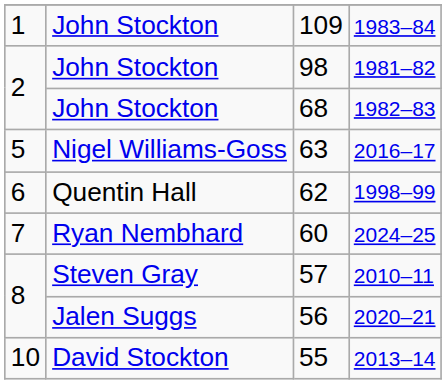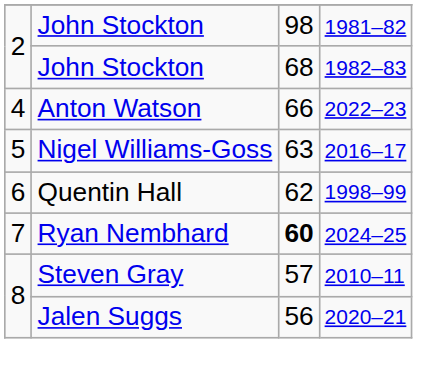- row: (395, 26)
+ row: (365, 109)
(314, 233) normal -> (299, 233) bold
- row: (395, 359)
